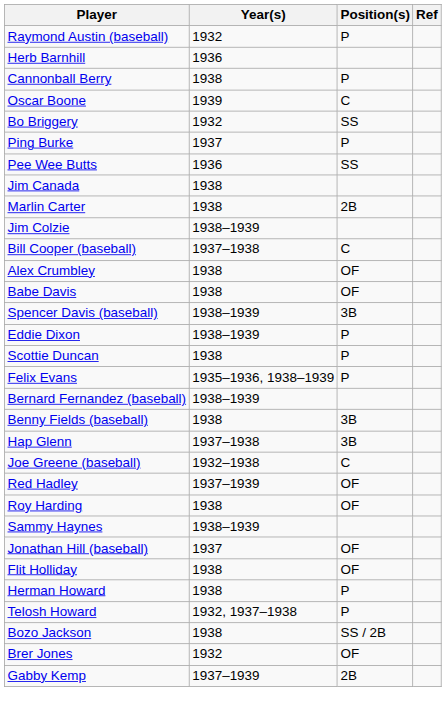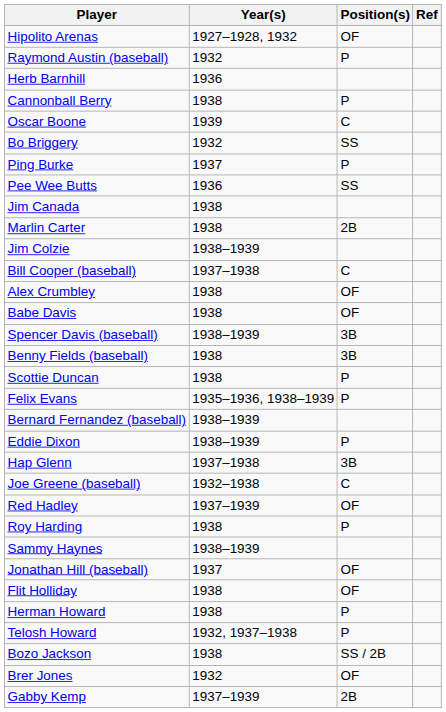+ row: (53, 36)
rows swapped: (44, 334) <-> (78, 420)
(350, 505) OF -> (345, 526) P
